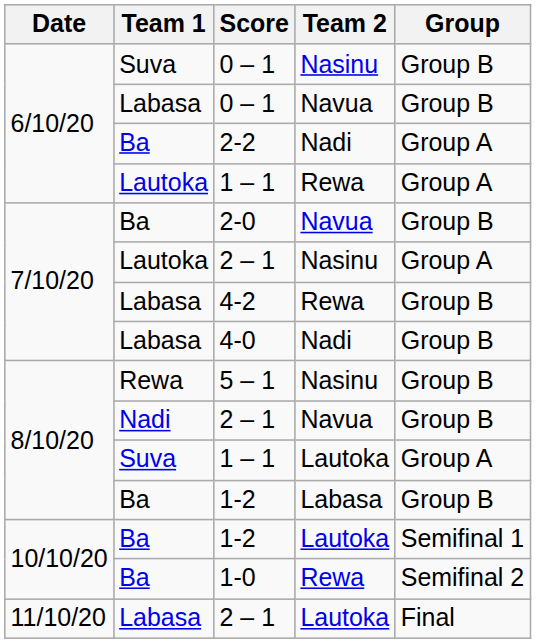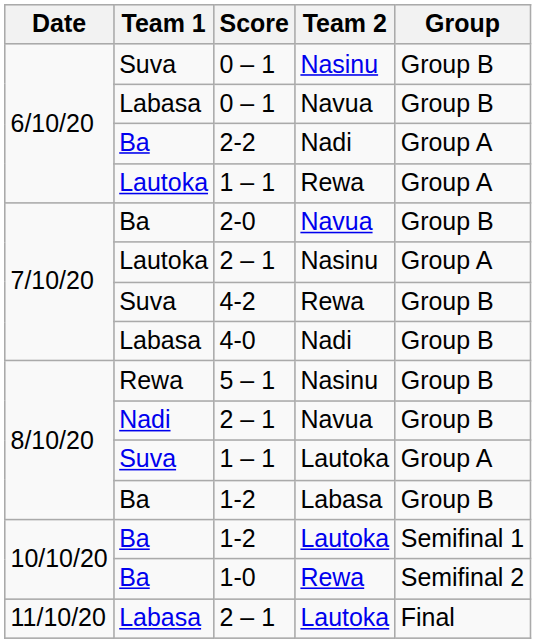(160, 301) Labasa -> (148, 301) Suva
